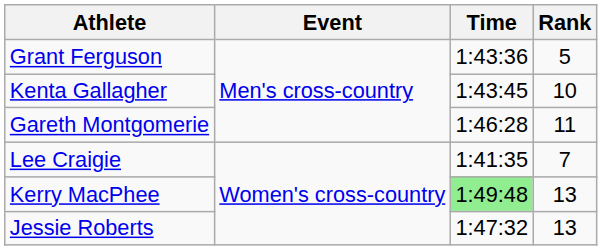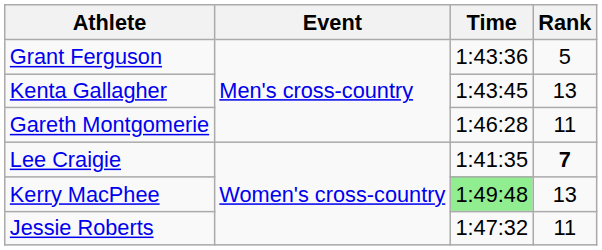(565, 91) 10 -> (565, 91) 13
(565, 160) normal -> (565, 160) bold
(565, 228) 13 -> (565, 228) 11
